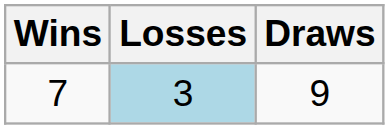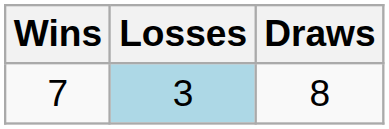(320, 92) 9 -> (320, 92) 8
